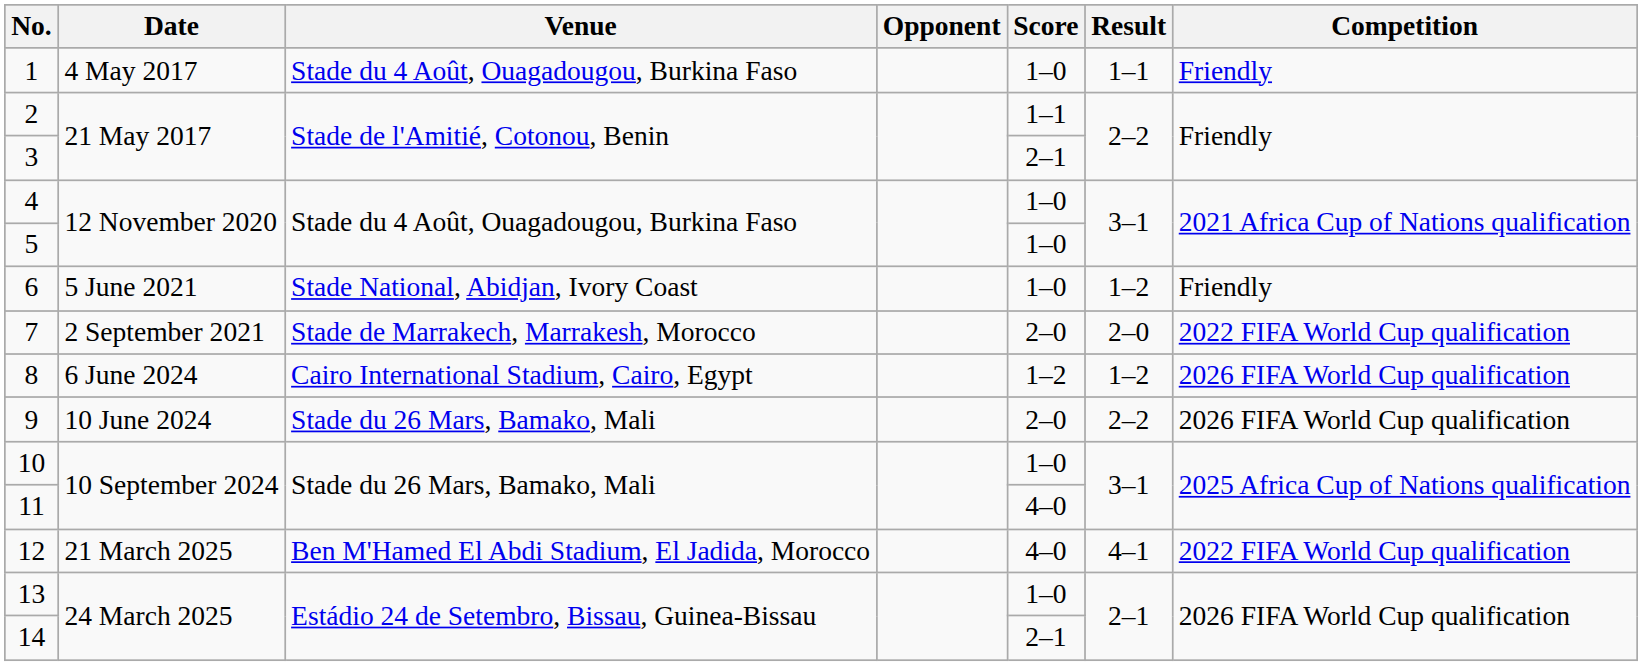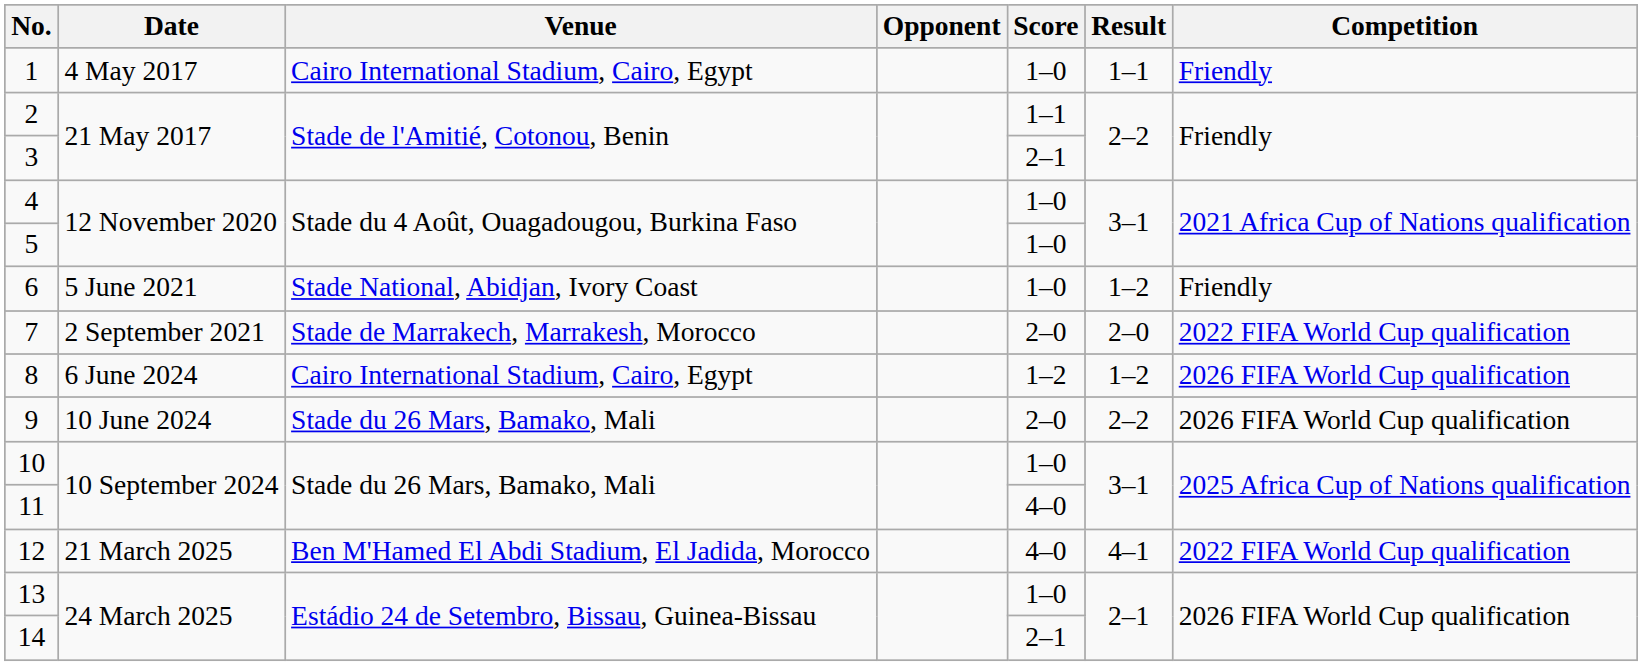(544, 69) Stade du 4 Août, Ouagadougou, Burkina Faso -> (522, 69) Cairo International Stadium, Cairo, Egypt
